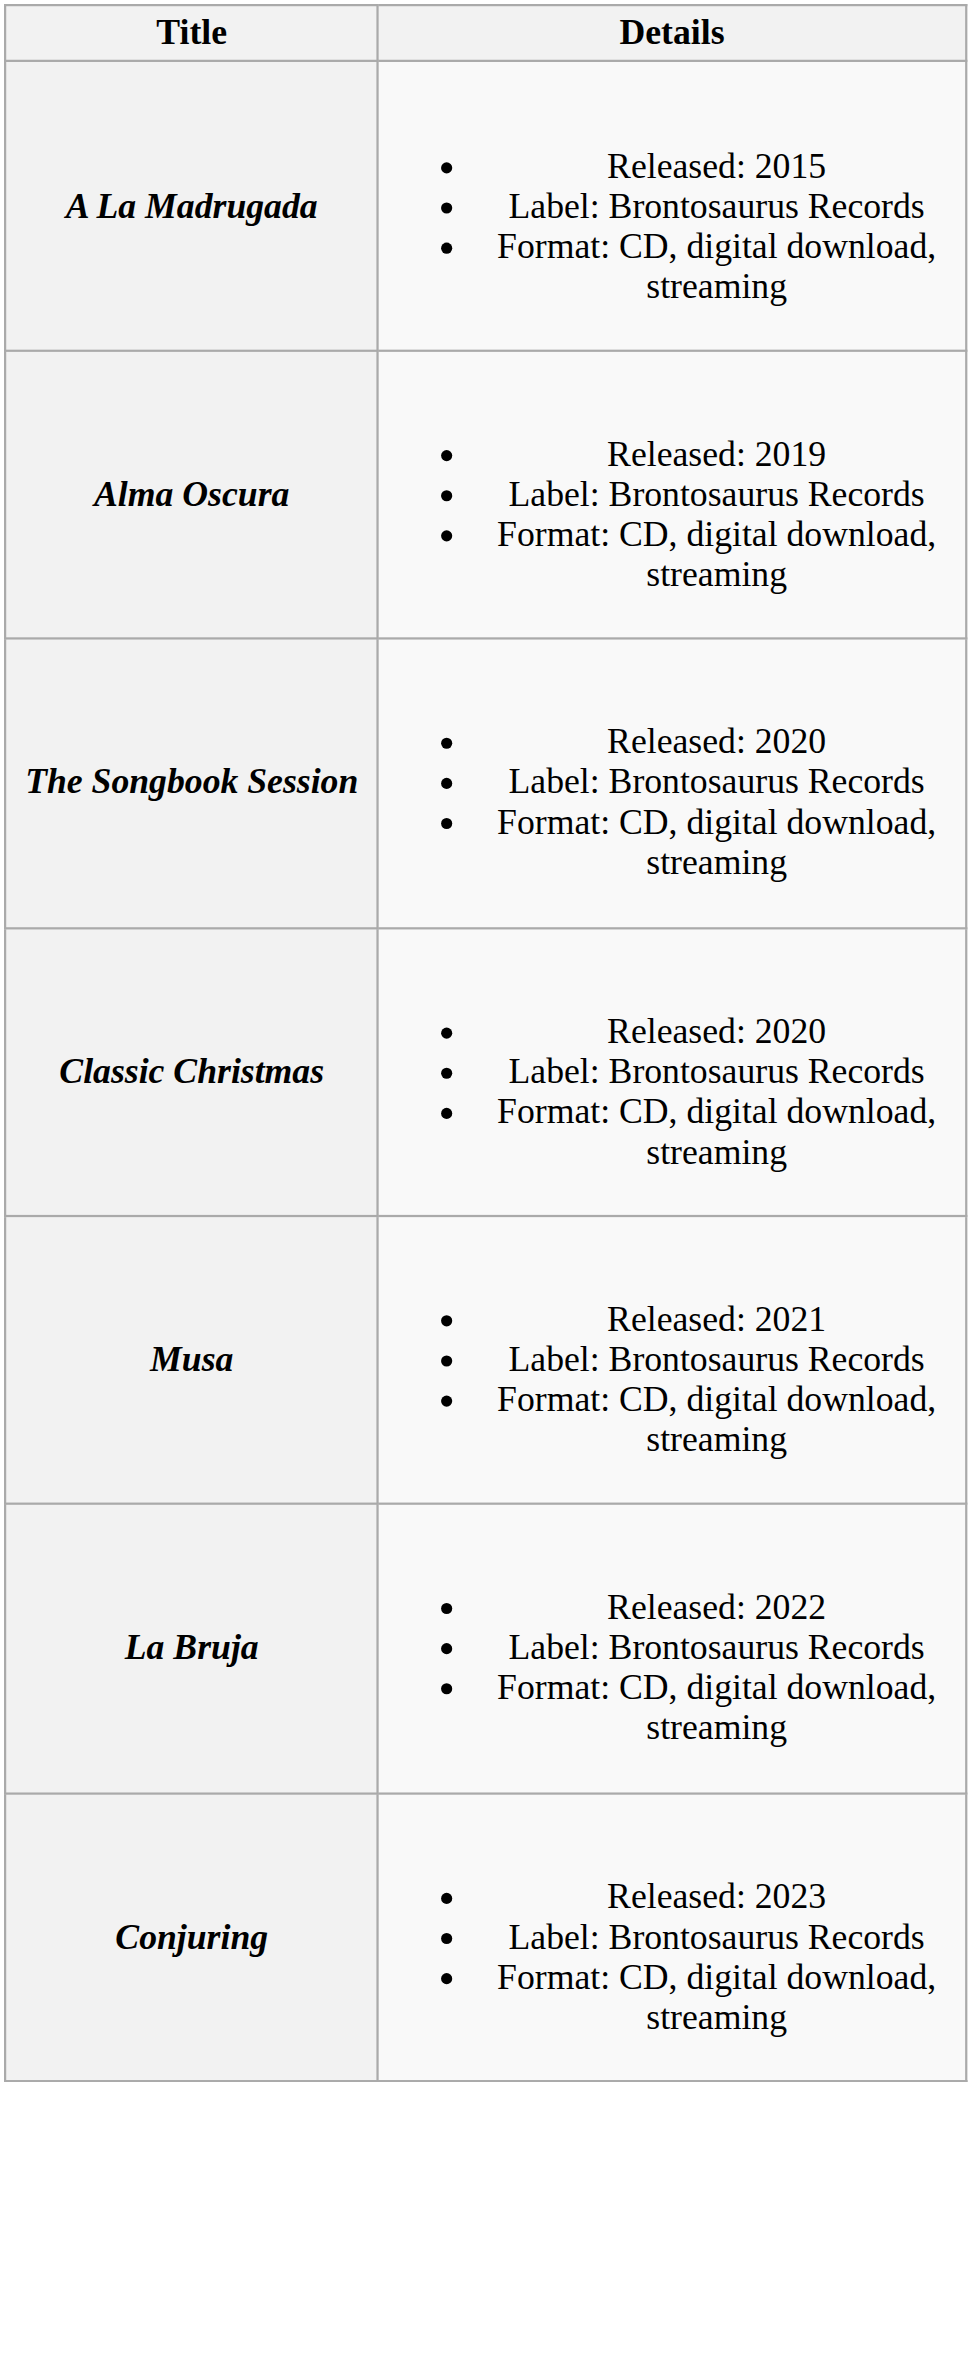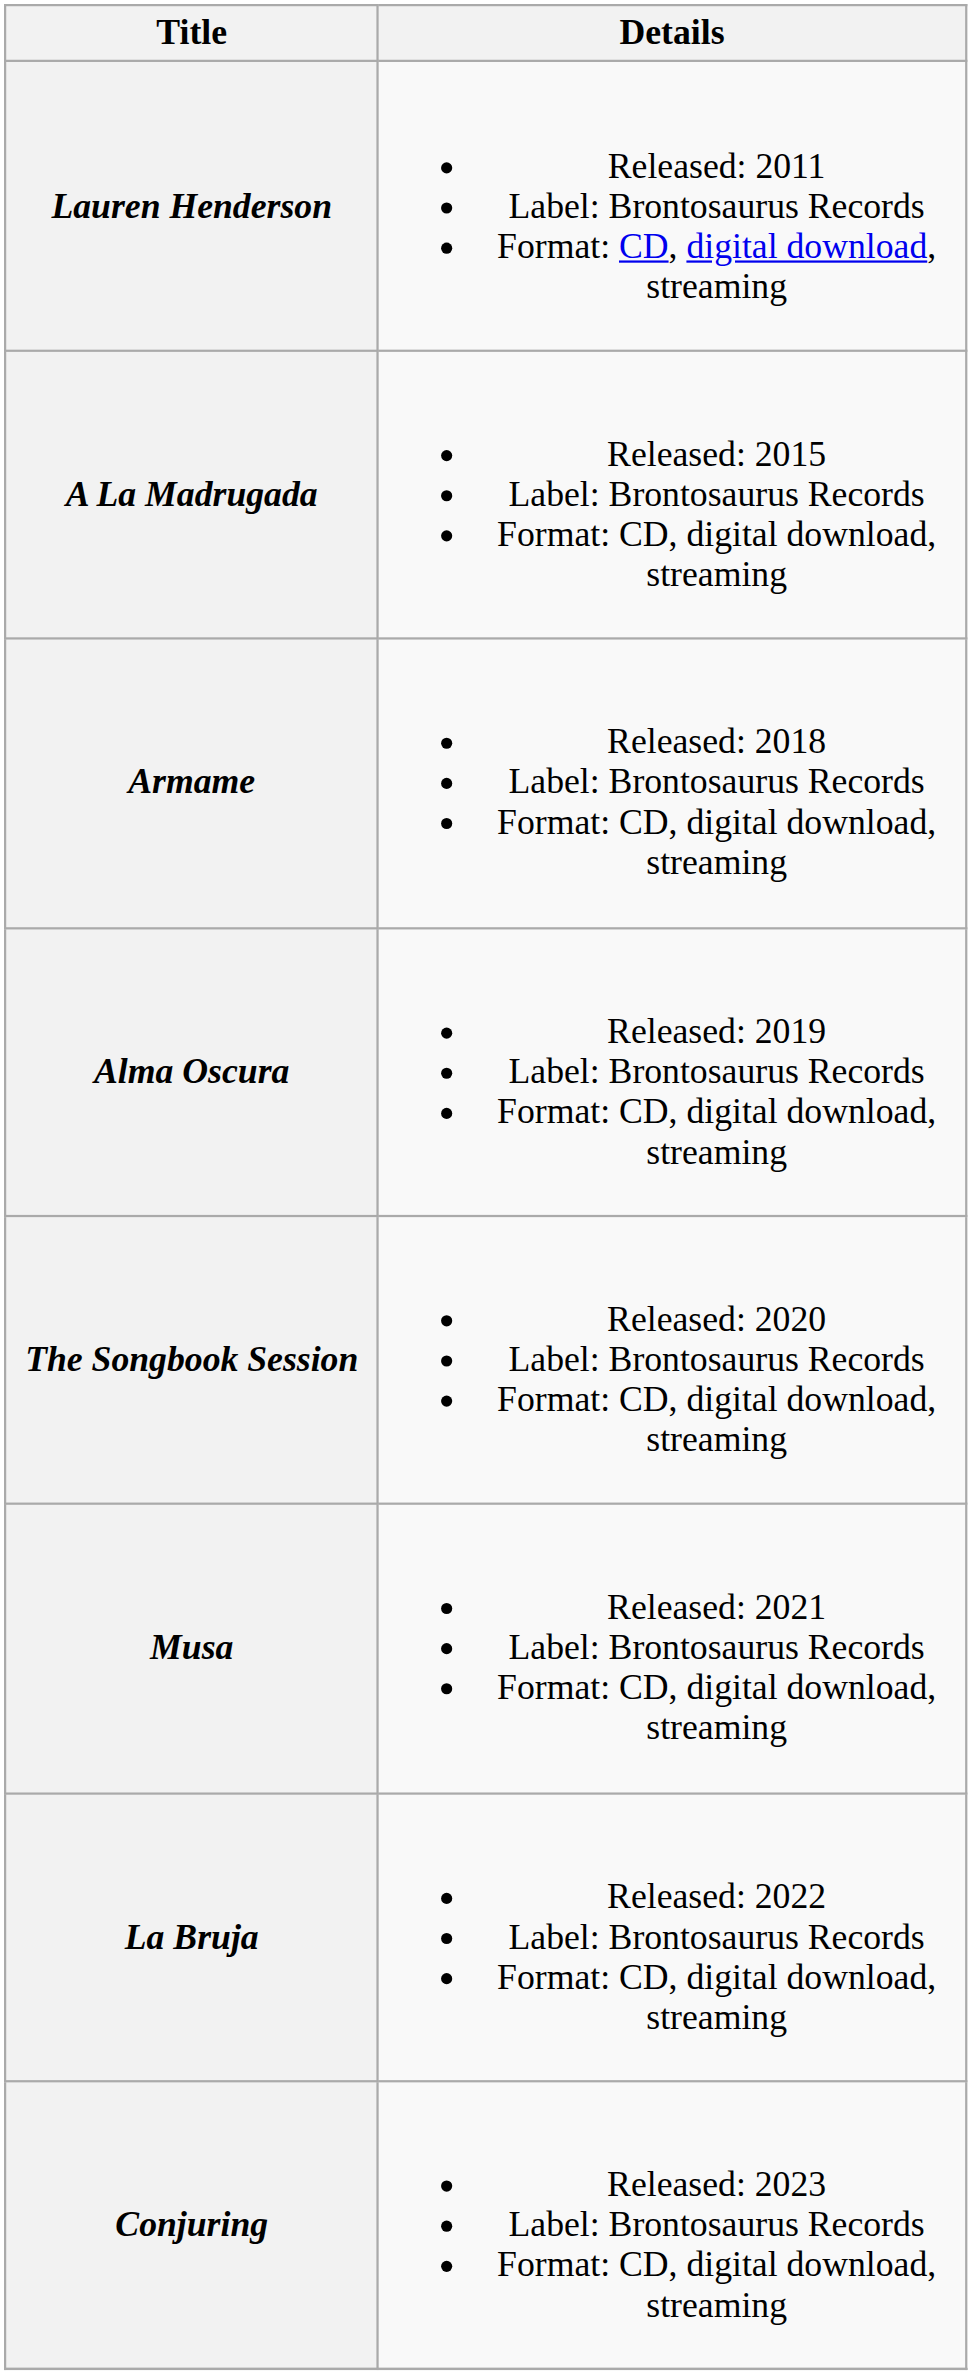+ row: (192, 205)
+ row: (192, 782)
- row: (192, 1070)
